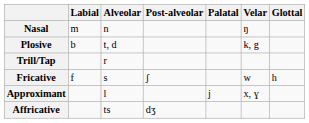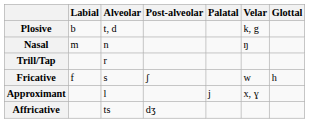rows swapped: (36, 45) <-> (36, 28)
